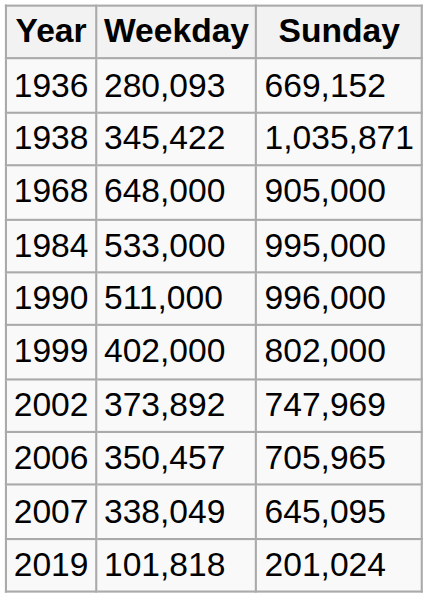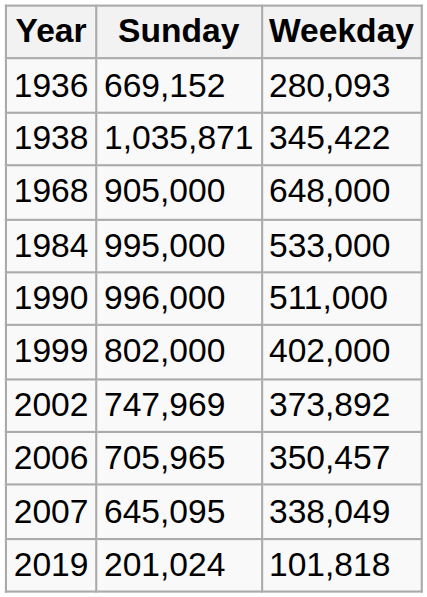columns swapped: (176, 31) <-> (339, 31)
